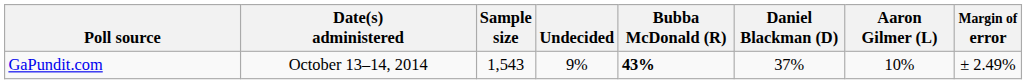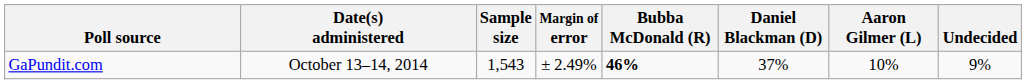columns swapped: (988, 29) <-> (577, 37)
(638, 64) 43% -> (622, 64) 46%
